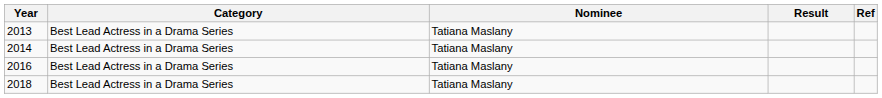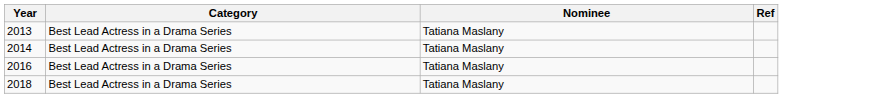- column: (811, 13)
